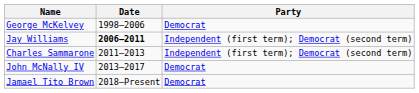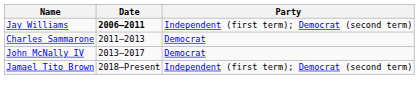- row: (45, 25)
(288, 53) Independent (first term); Democrat (second term) -> (185, 39) Democrat
(185, 81) Democrat -> (288, 67) Independent (first term); Democrat (second term)
